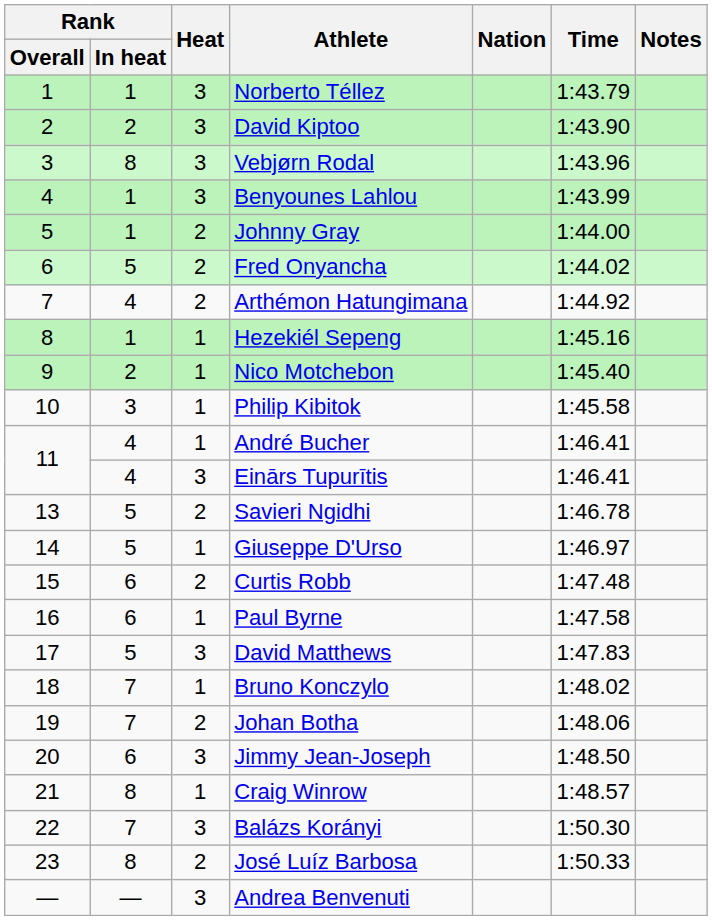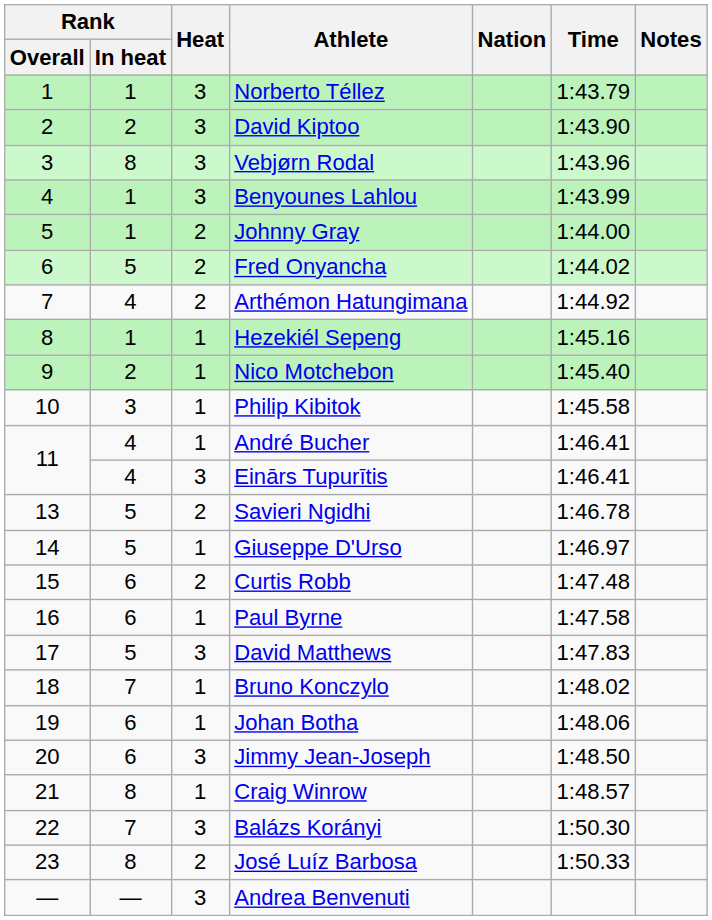(130, 722) 7 -> (130, 722) 6
(200, 722) 2 -> (200, 722) 1
